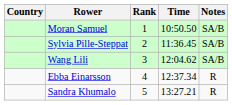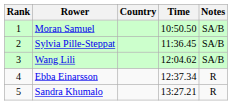columns swapped: (144, 12) <-> (25, 12)
